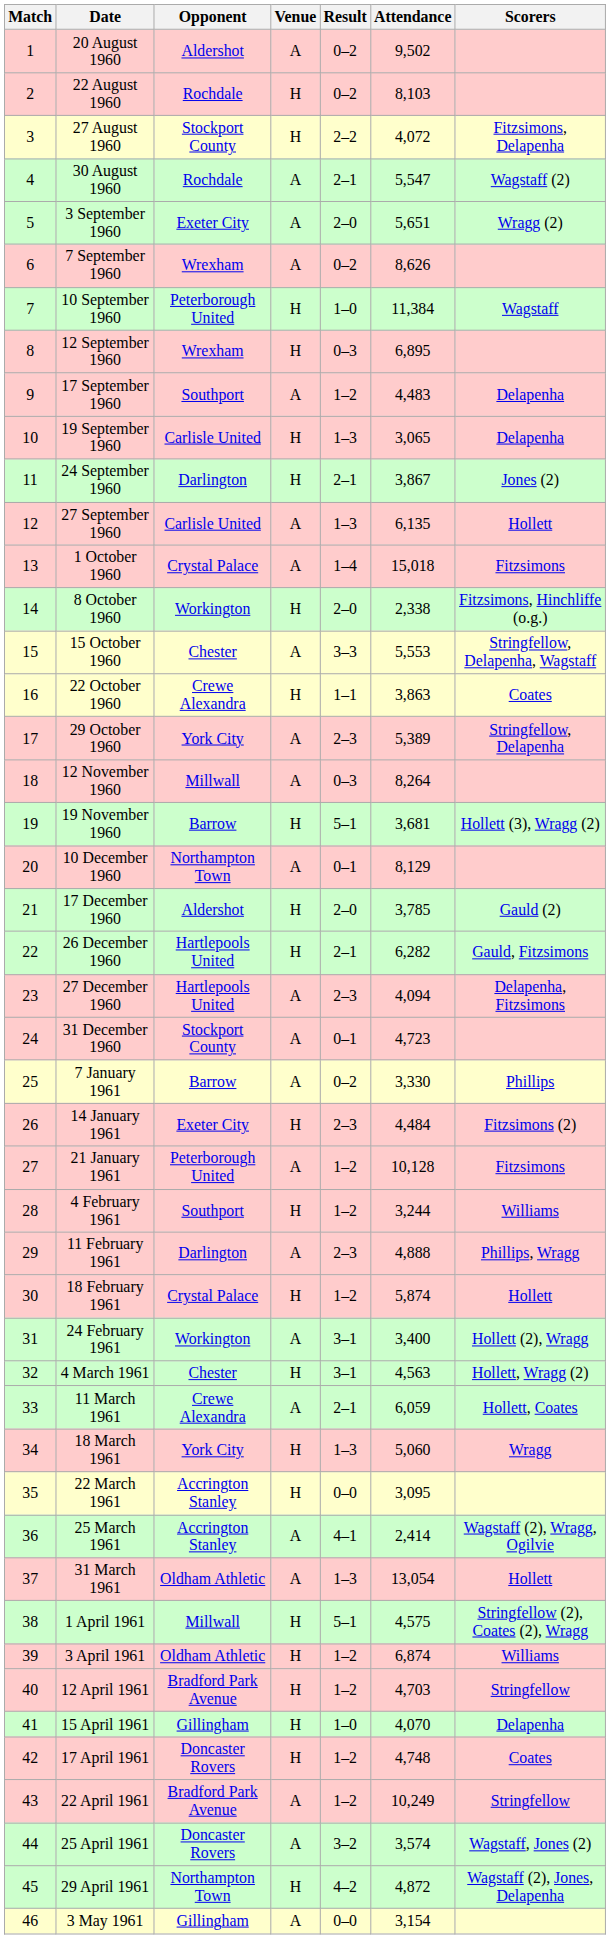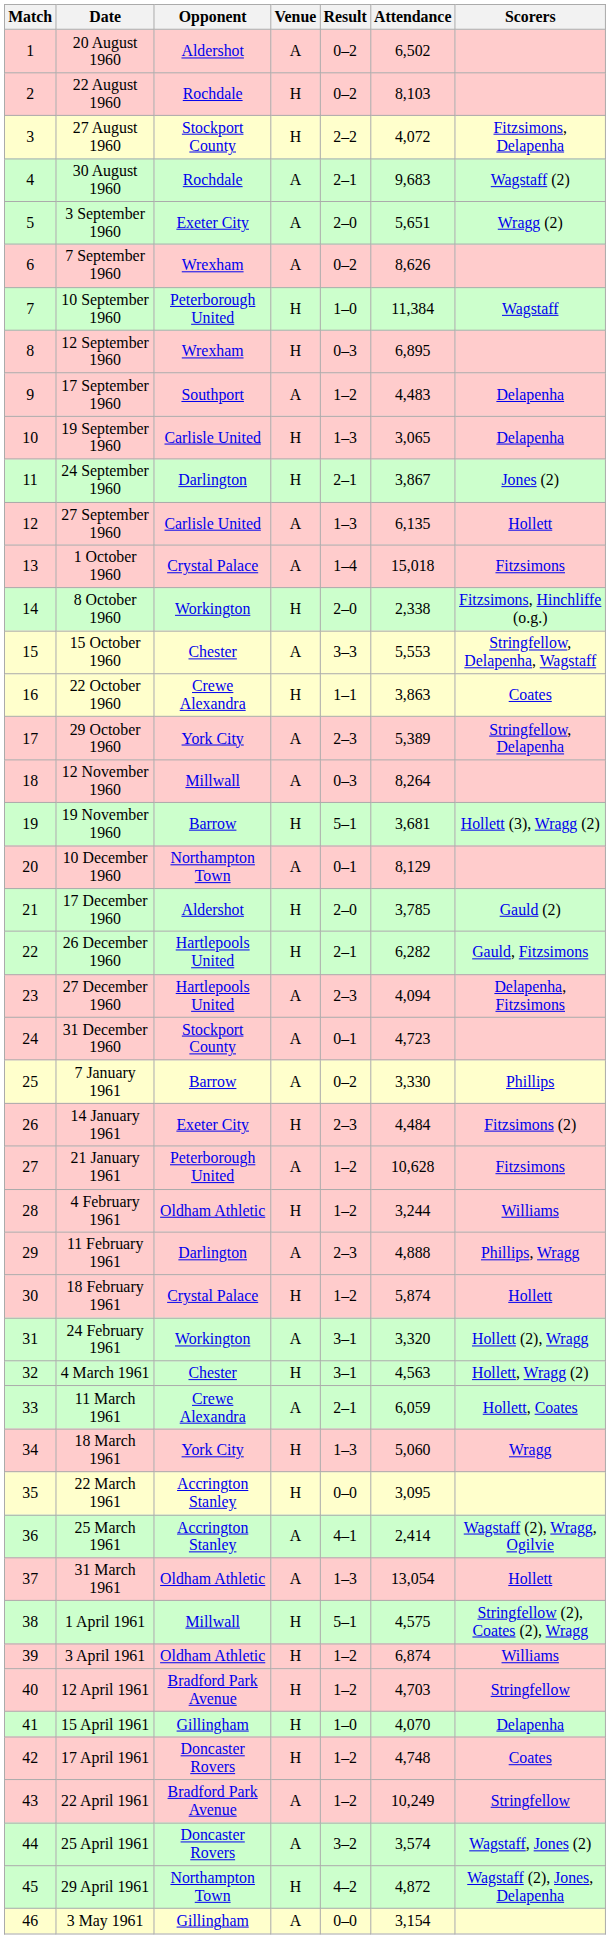(413, 51) 9,502 -> (413, 51) 6,502
(413, 179) 5,547 -> (413, 179) 9,683
(413, 1167) 10,128 -> (413, 1167) 10,628
(213, 1210) Southport -> (213, 1210) Oldham Athletic
(413, 1339) 3,400 -> (413, 1339) 3,320
